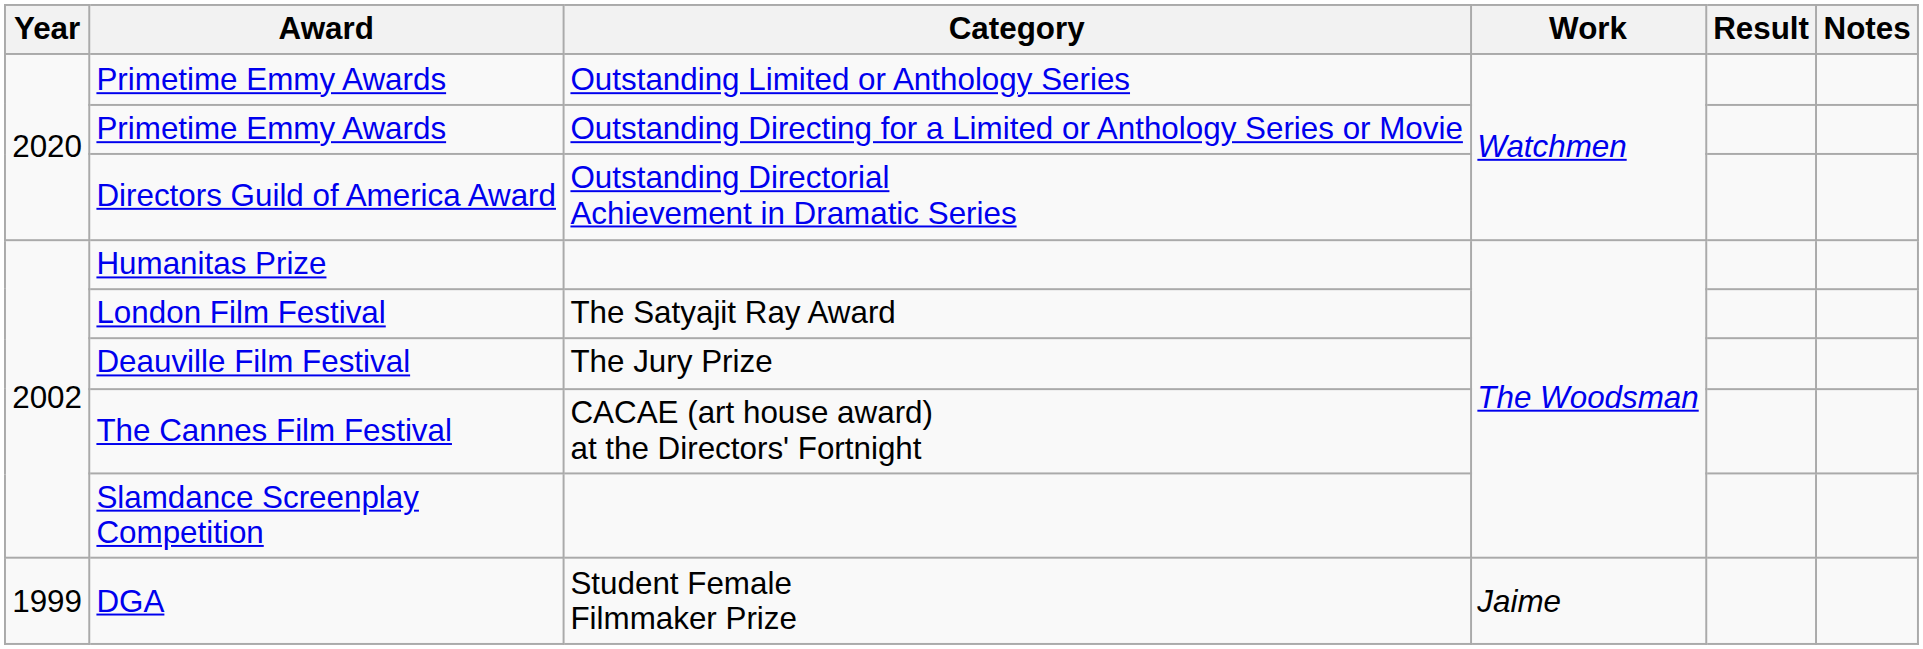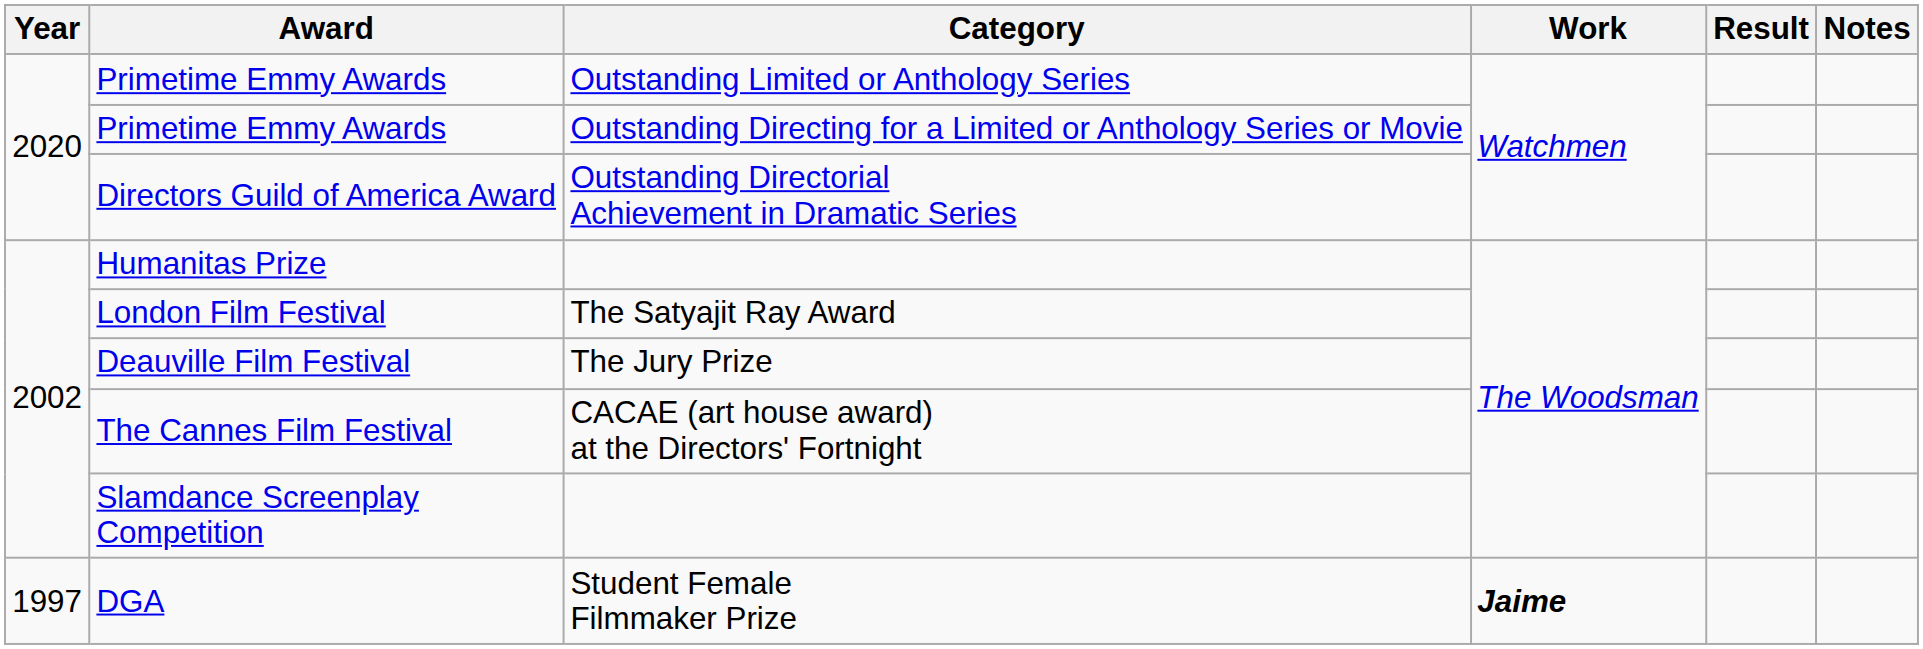(47, 600) 1999 -> (47, 600) 1997
(1519, 600) normal -> (1522, 600) bold
